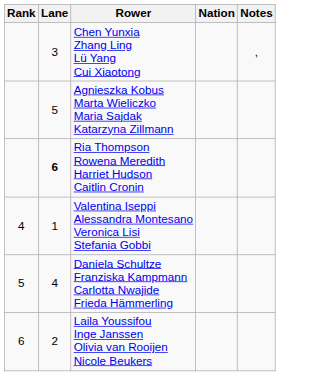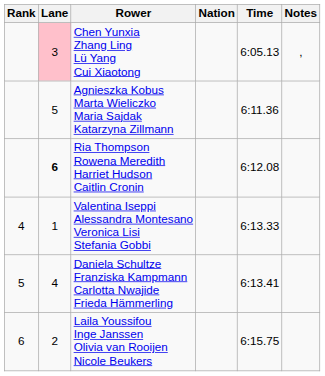+ column: (260, 13)
(55, 51) no background -> (55, 51) pink background
